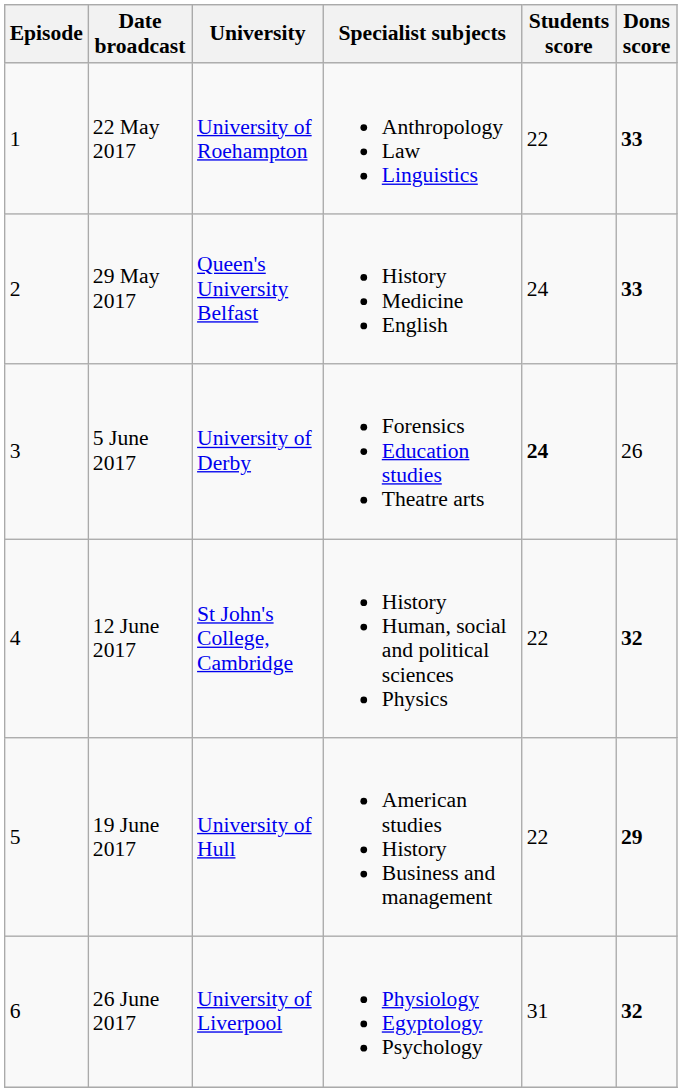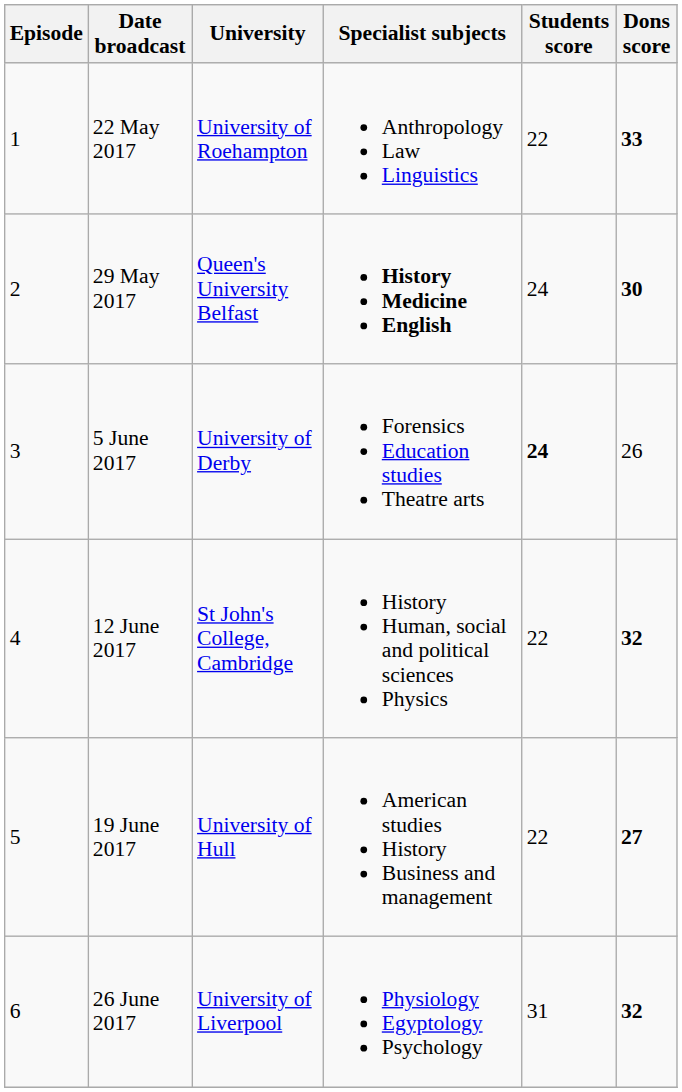(422, 301) normal -> (422, 301) bold
(632, 288) 33 -> (632, 288) 30
(632, 836) 29 -> (632, 836) 27
